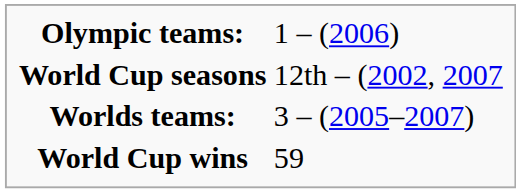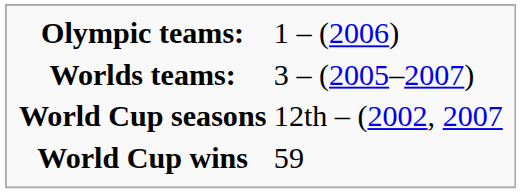rows swapped: (143, 116) <-> (143, 75)
